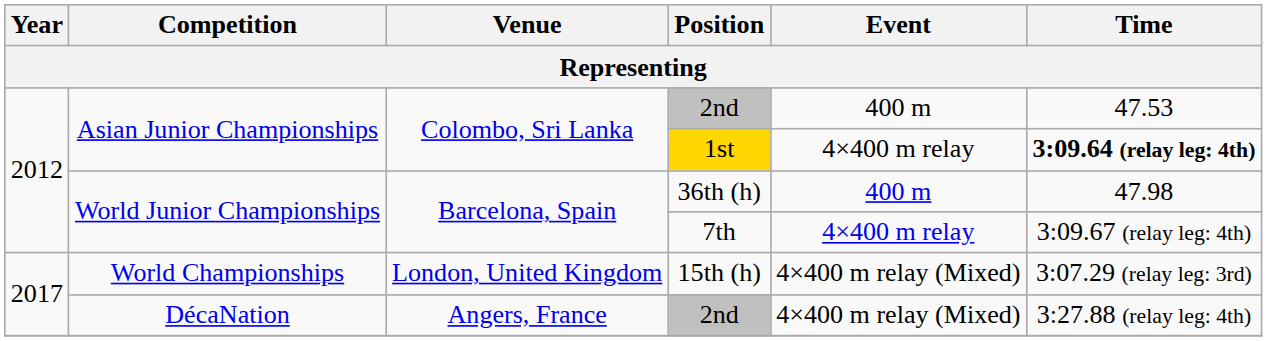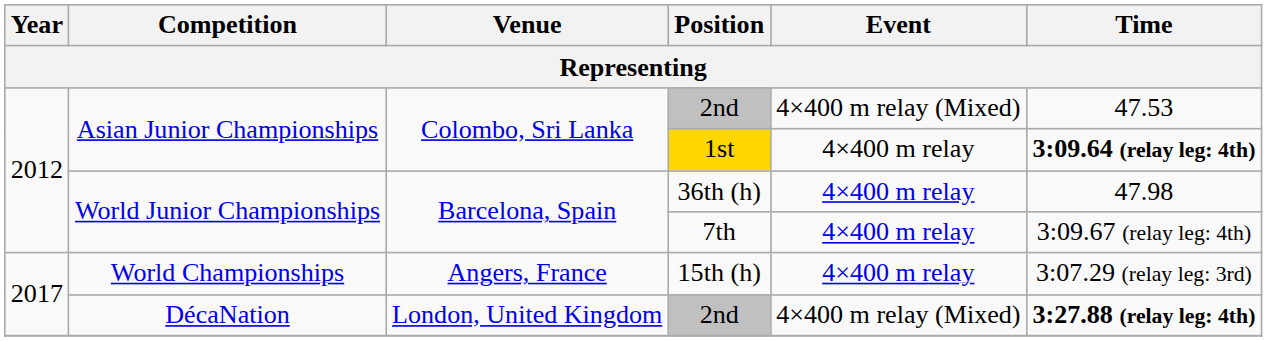(898, 107) 400 m -> (898, 107) 4×400 m relay (Mixed)
(898, 190) 400 m -> (898, 190) 4×400 m relay
(527, 273) London, United Kingdom -> (527, 273) Angers, France
(898, 273) 4×400 m relay (Mixed) -> (898, 273) 4×400 m relay
(527, 314) Angers, France -> (527, 314) London, United Kingdom
(1144, 314) normal -> (1144, 314) bold
